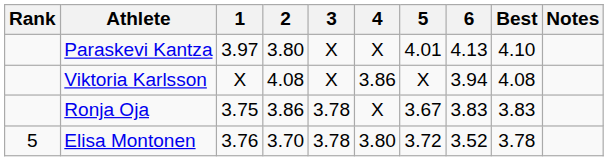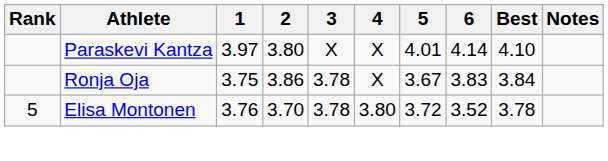(469, 49) 4.13 -> (469, 49) 4.14
- row: (136, 79)
(517, 110) 3.83 -> (517, 79) 3.84
